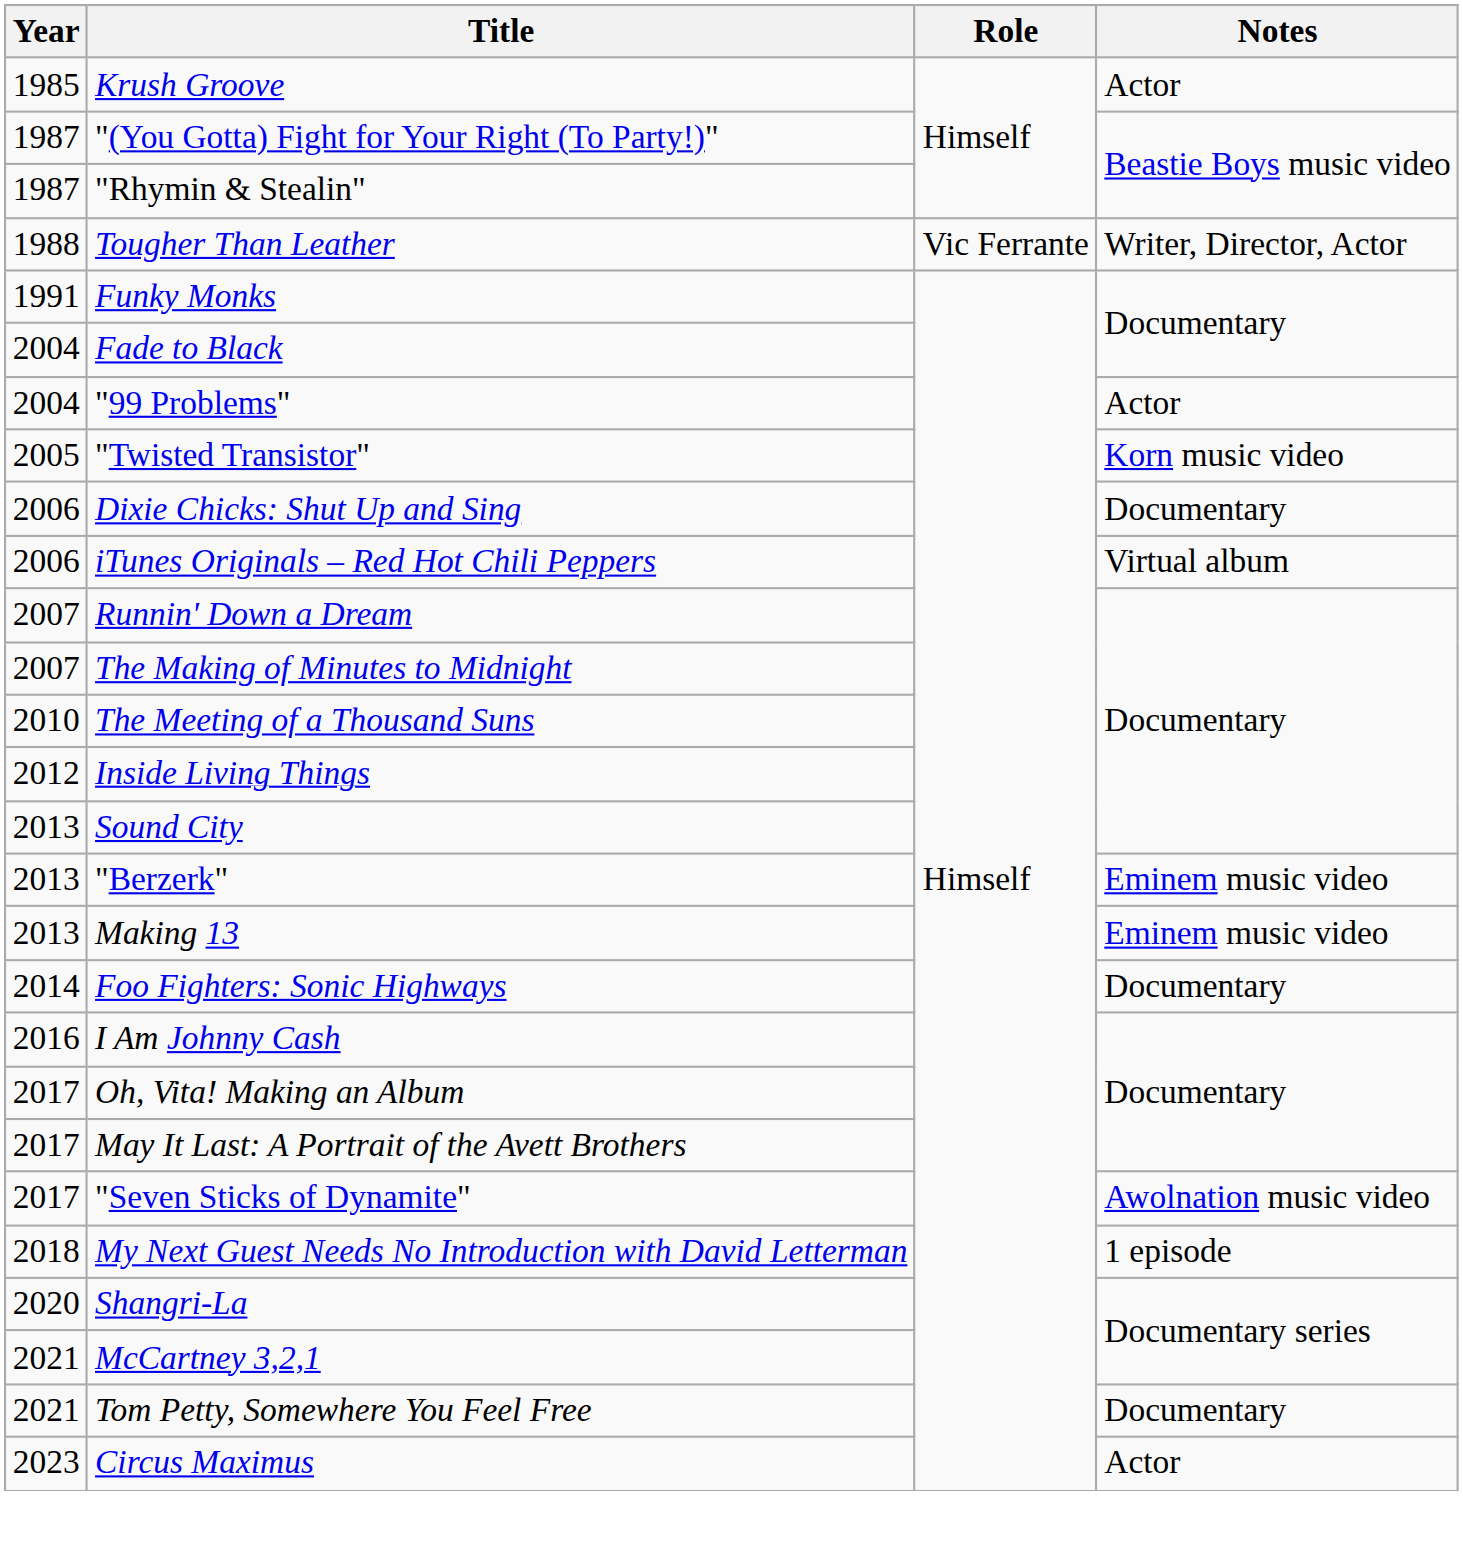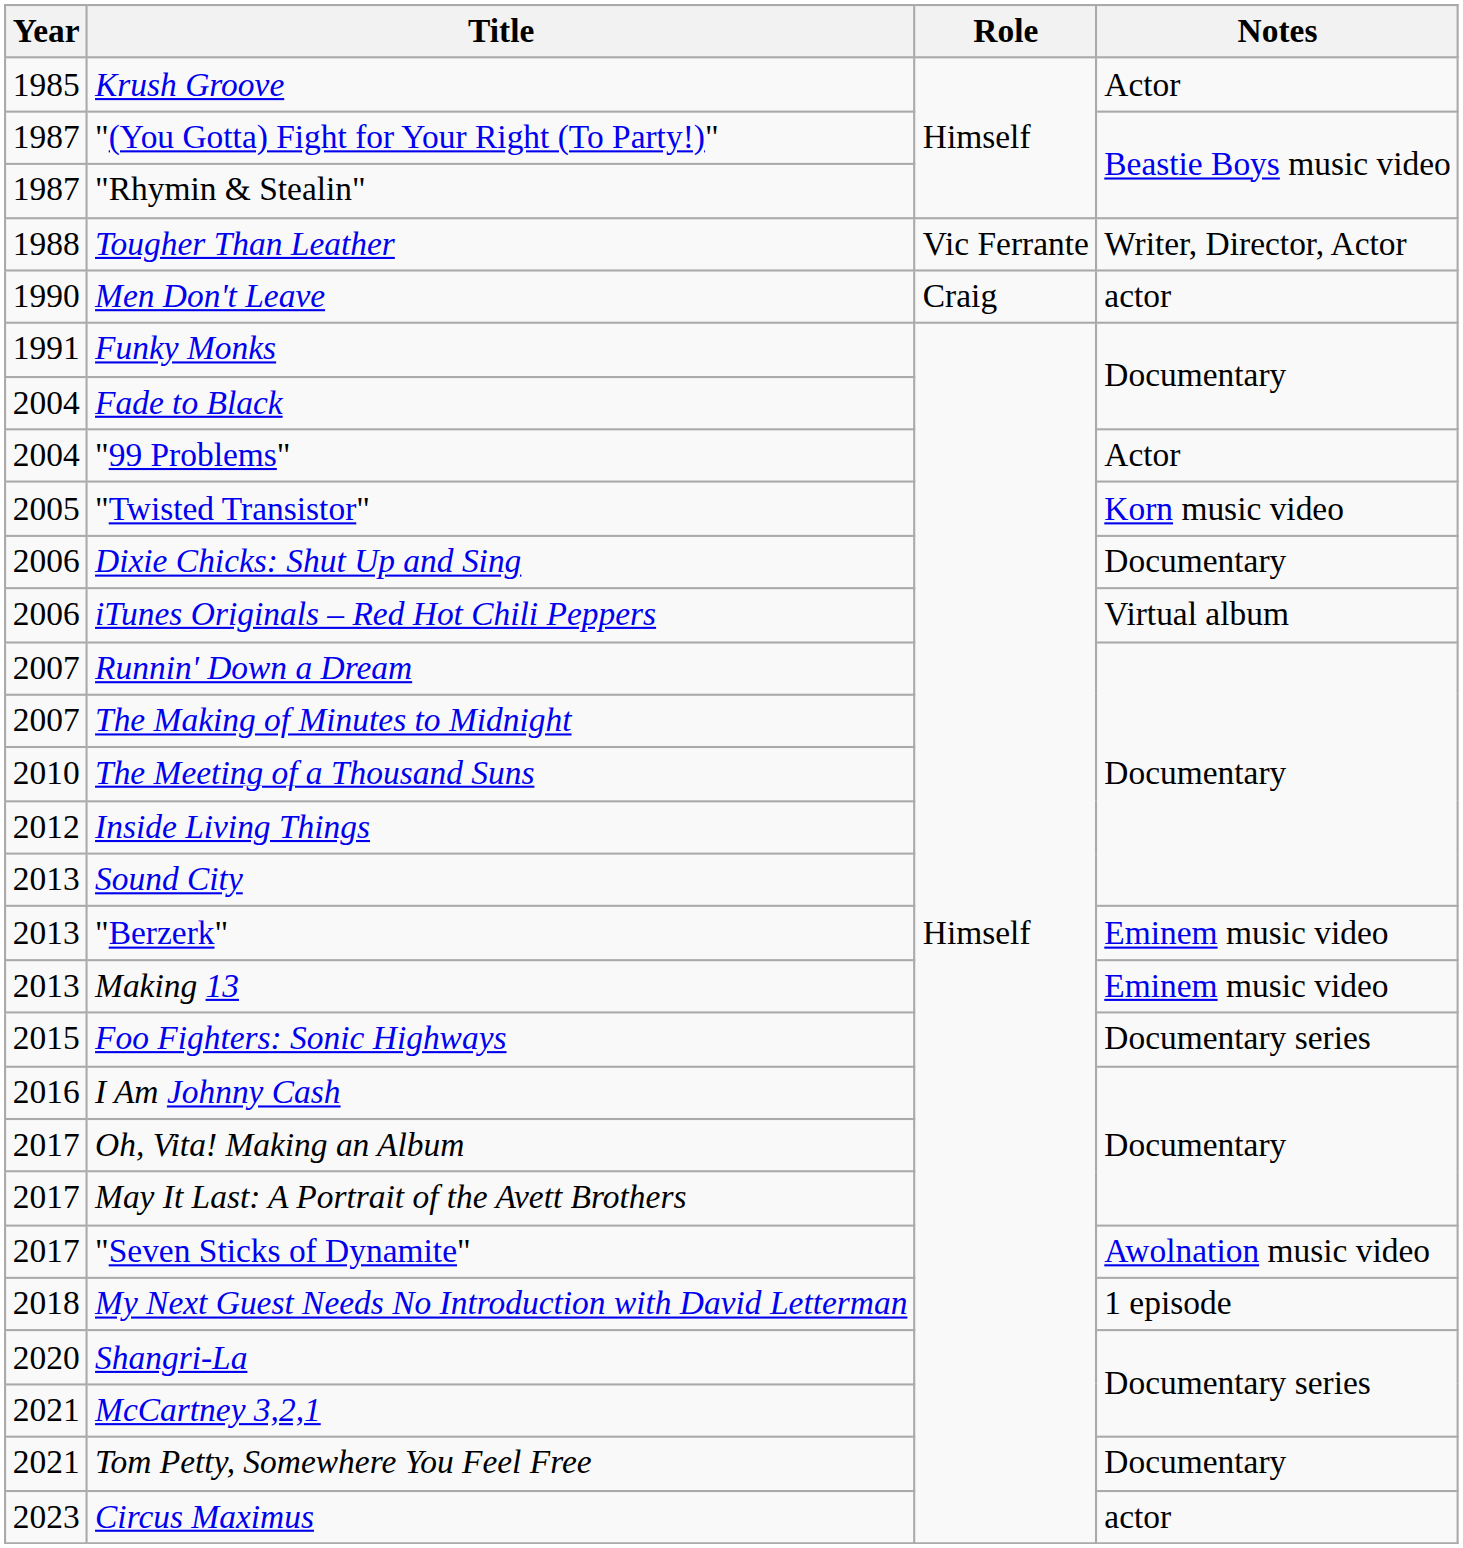+ row: (210, 296)
(46, 985) 2014 -> (46, 1038) 2015
(1195, 985) Documentary -> (1238, 1038) Documentary series
(1142, 1462) Actor -> (1138, 1515) actor
